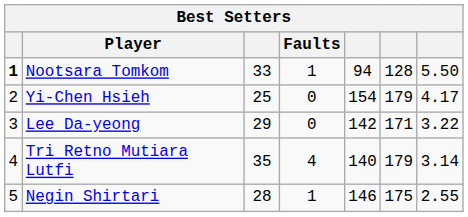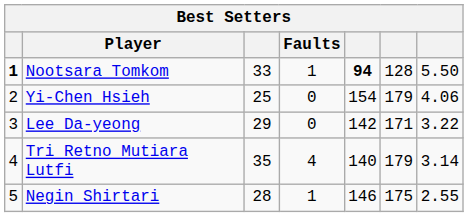(362, 71) normal -> (362, 71) bold
(440, 98) 4.17 -> (440, 98) 4.06
